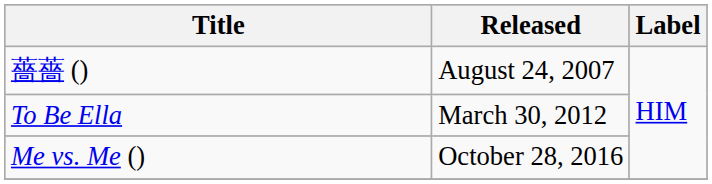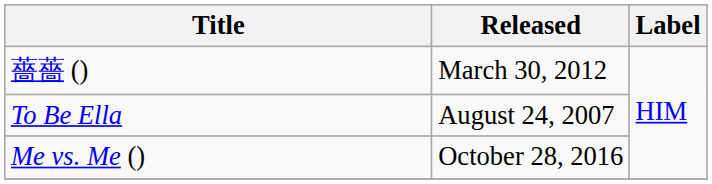(526, 70) August 24, 2007 -> (523, 70) March 30, 2012
(523, 114) March 30, 2012 -> (526, 114) August 24, 2007
